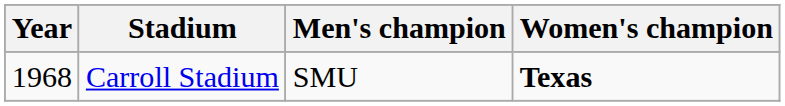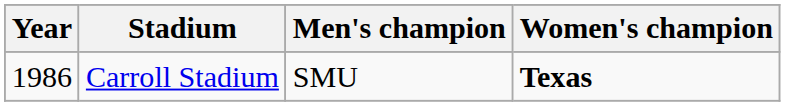(42, 76) 1968 -> (42, 76) 1986
